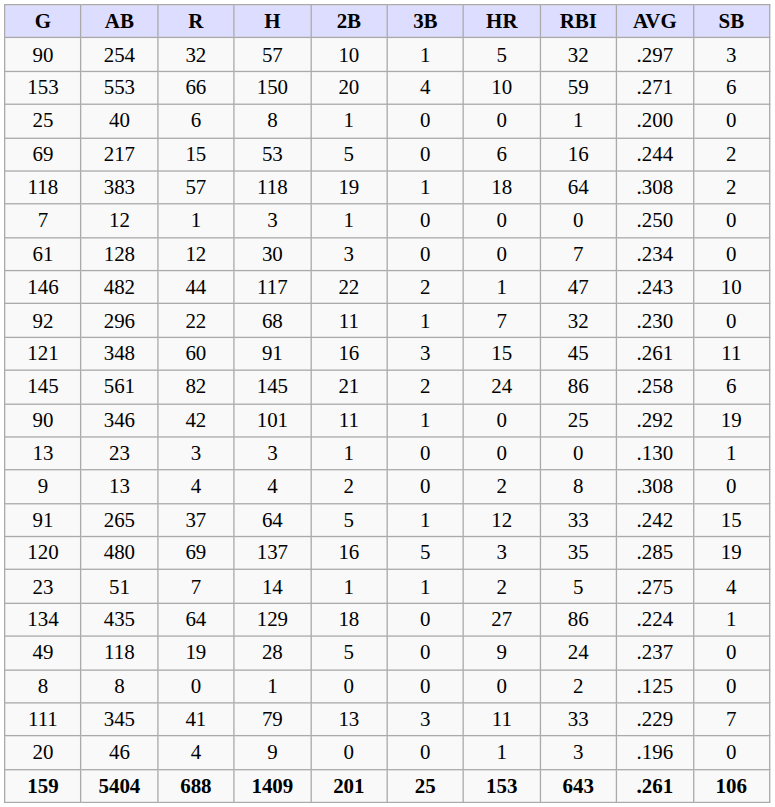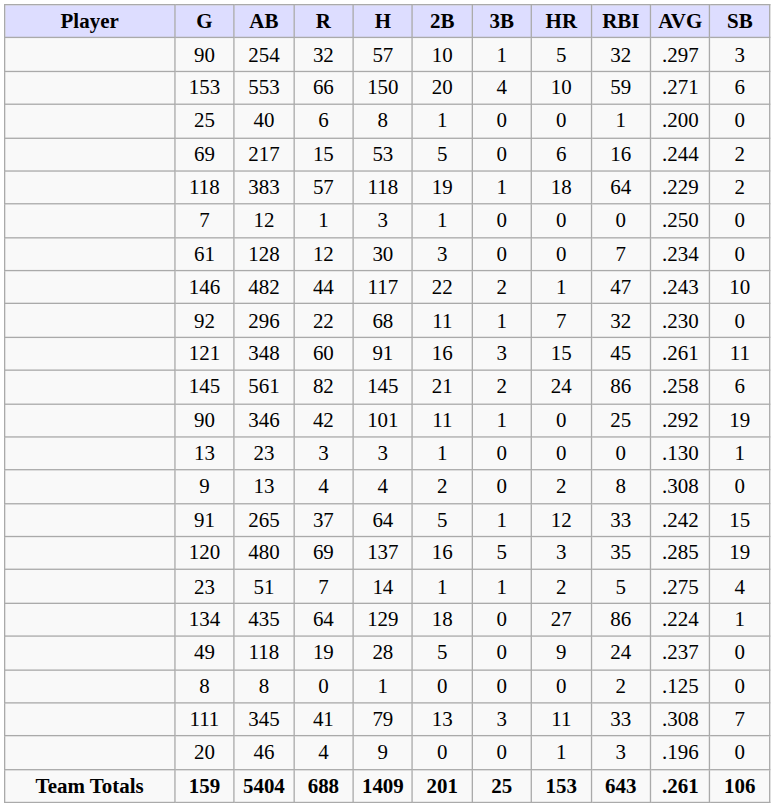+ column: (90, 21)
(655, 187) .308 -> (680, 187) .229
(655, 719) .229 -> (680, 719) .308
